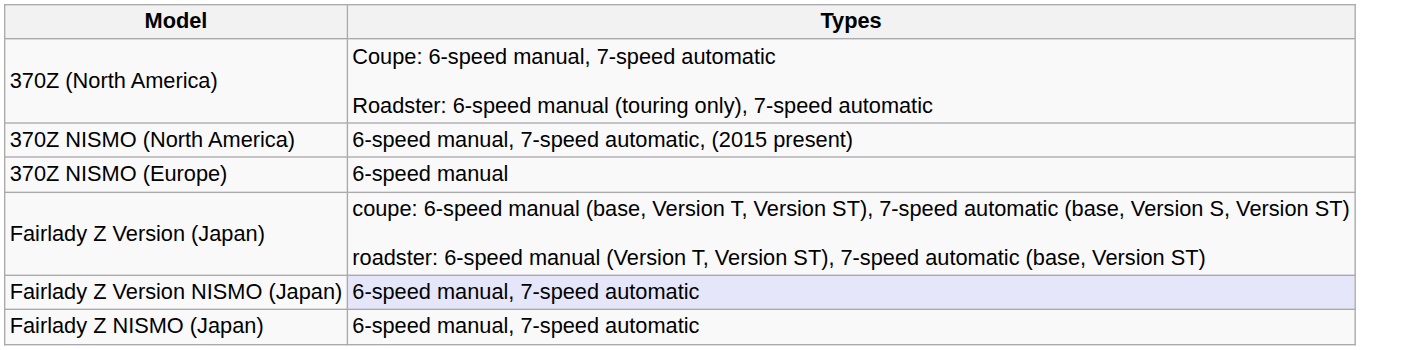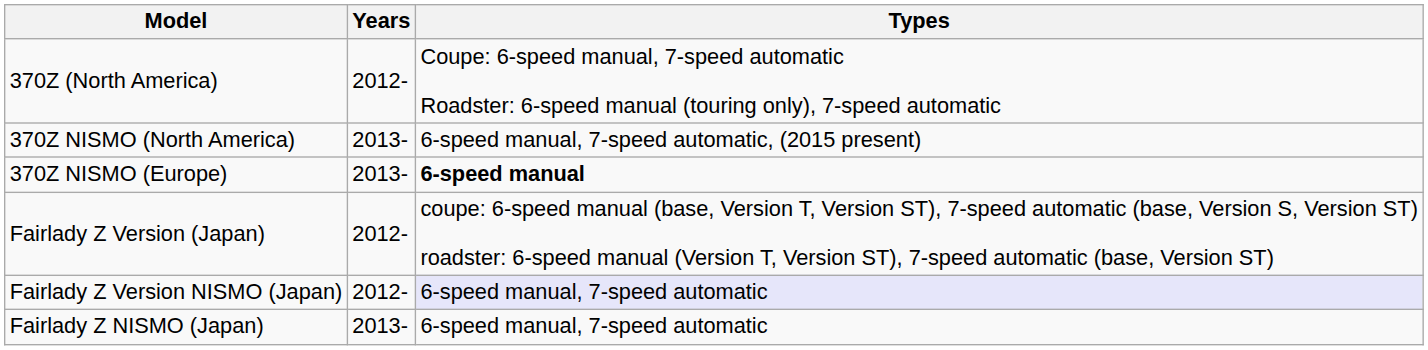+ column: (381, 21)
(430, 174) normal -> (503, 174) bold
